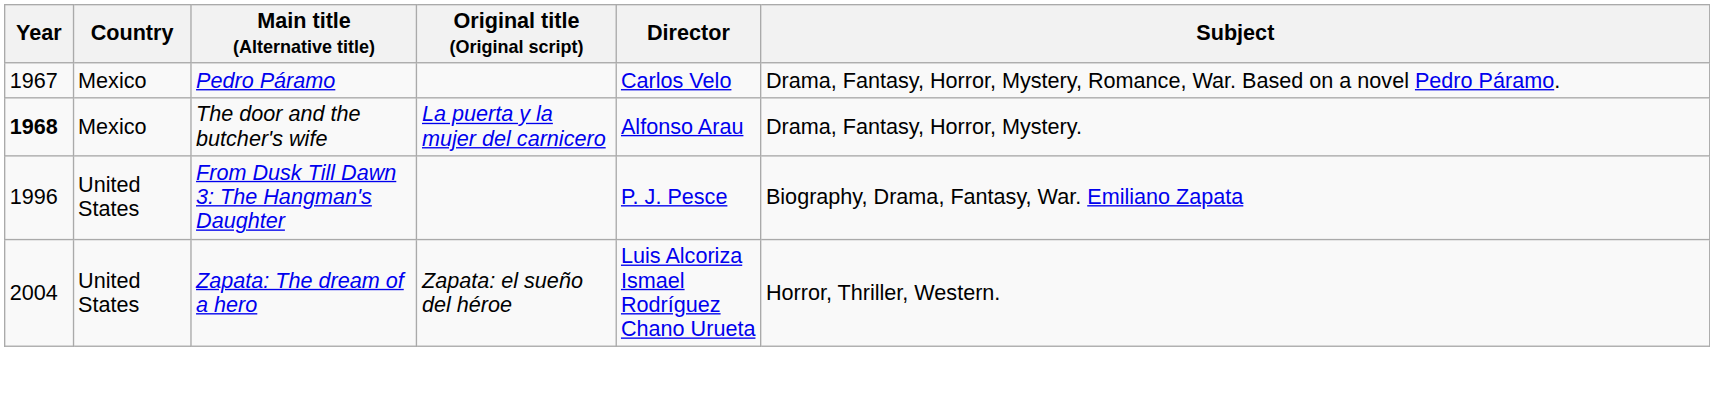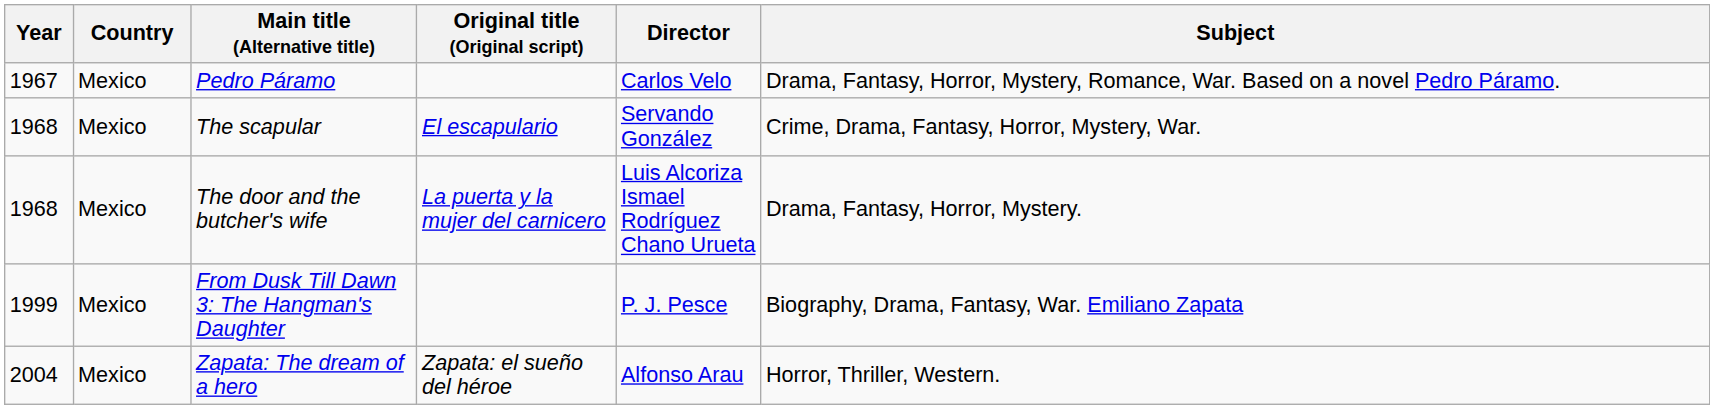+ row: (258, 126)
(34, 126) bold -> (34, 209) normal
(682, 126) Alfonso Arau -> (688, 209) Luis Alcoriza Ismael Rodríguez Chano Urueta
(34, 197) 1996 -> (34, 304) 1999
(109, 197) United States -> (112, 304) Mexico
(109, 292) United States -> (112, 375) Mexico
(688, 292) Luis Alcoriza Ismael Rodríguez Chano Urueta -> (682, 375) Alfonso Arau
